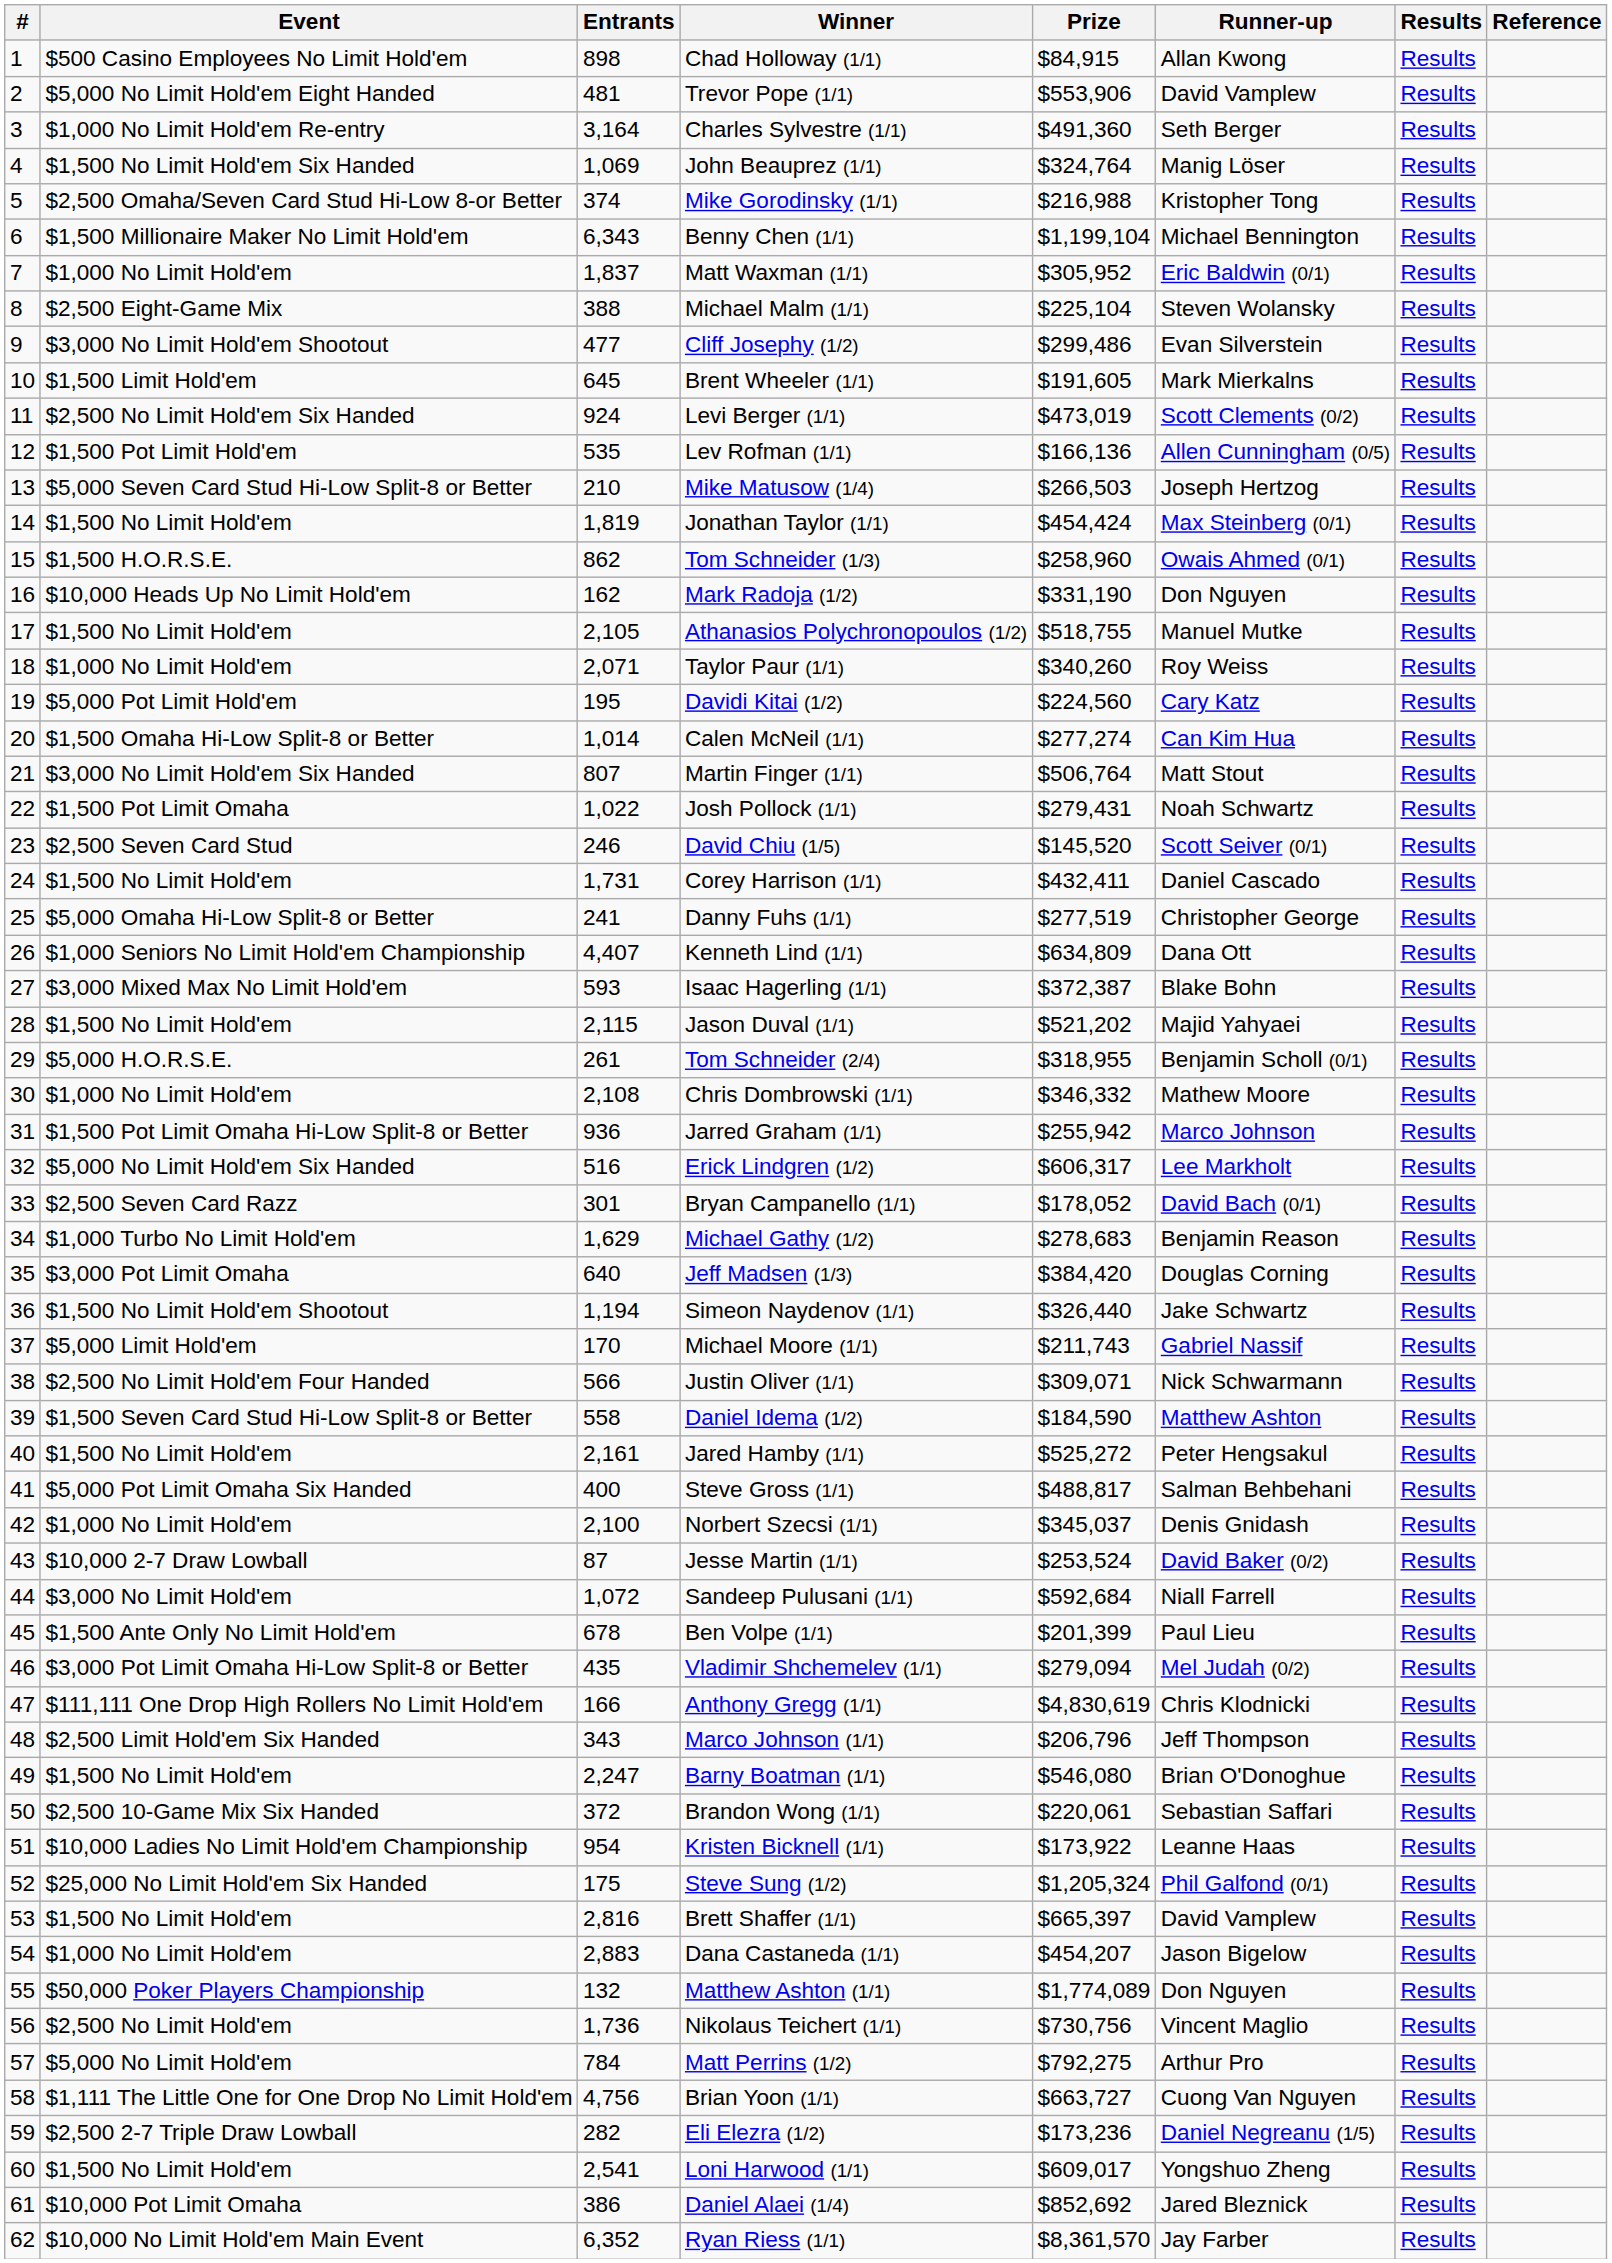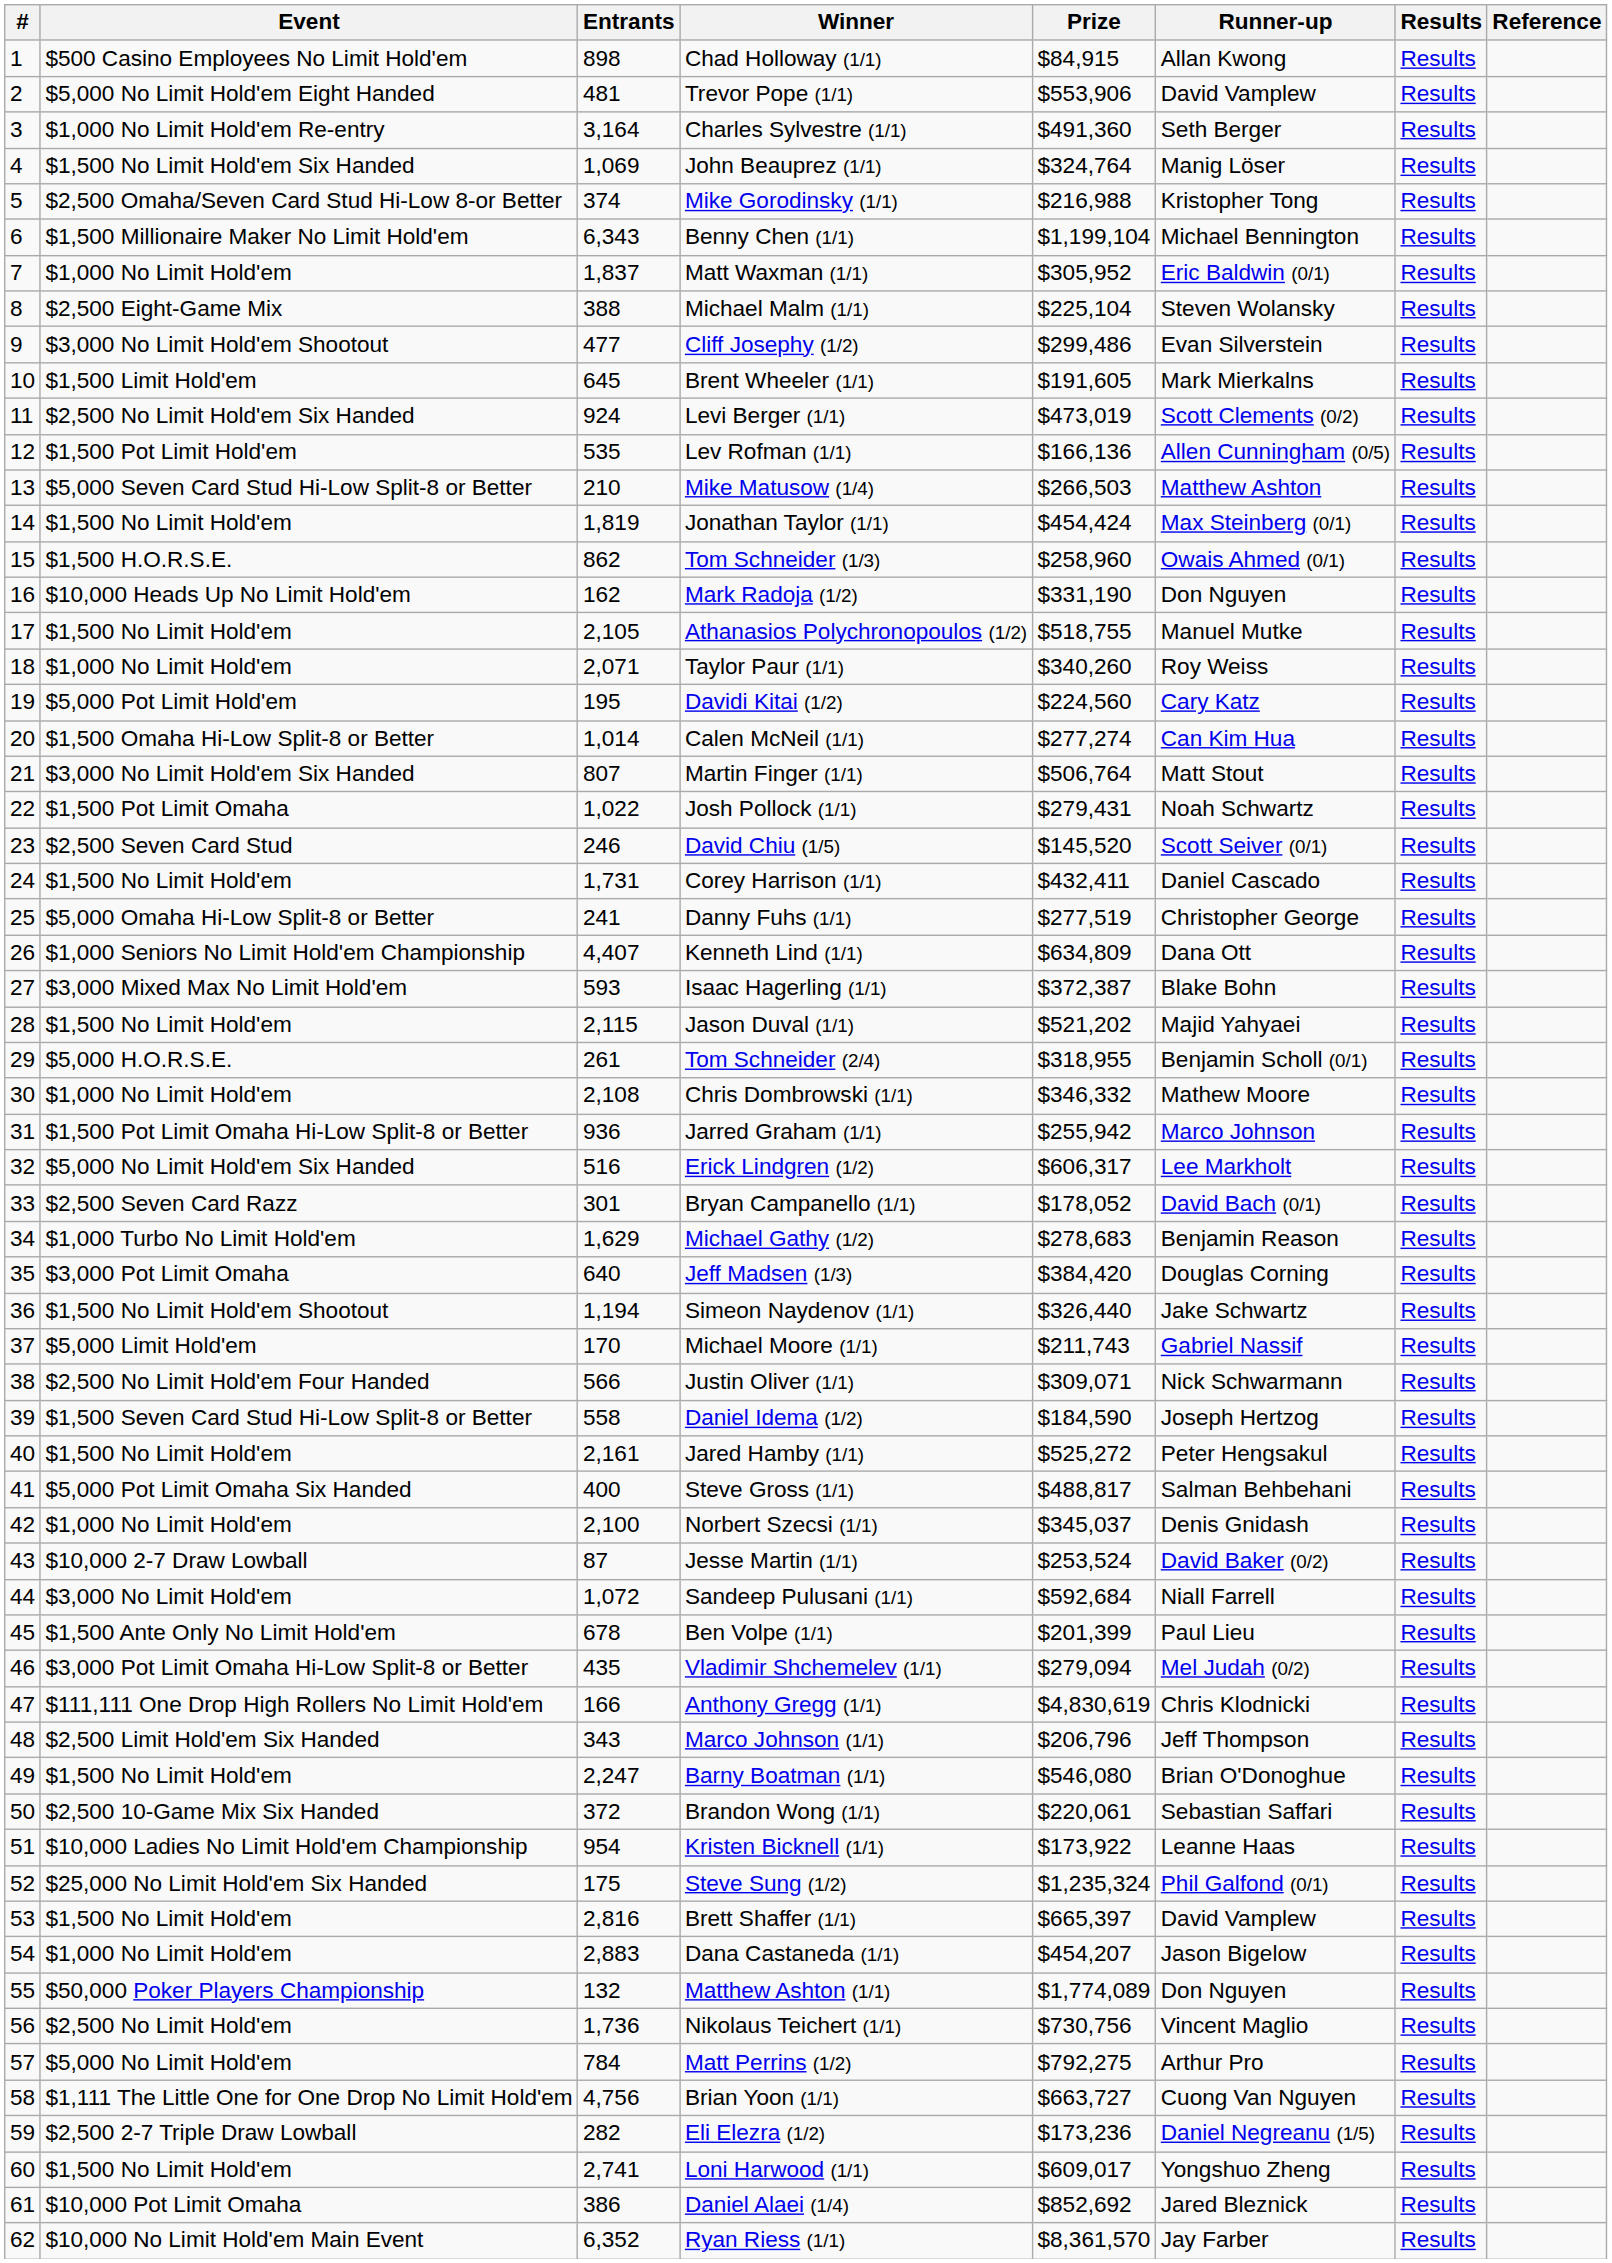(1240, 487) Joseph Hertzog -> (1241, 487) Matthew Ashton
(1241, 1417) Matthew Ashton -> (1240, 1417) Joseph Hertzog
(1094, 1882) $1,205,324 -> (1094, 1882) $1,235,324
(611, 2169) 2,541 -> (611, 2169) 2,741
